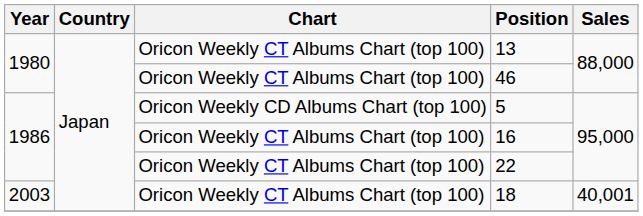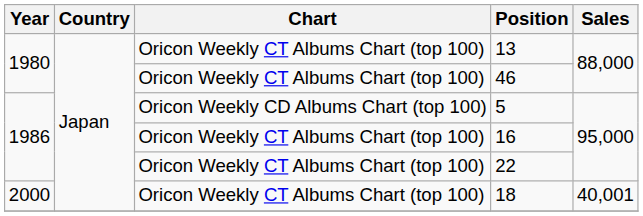(30, 195) 2003 -> (30, 195) 2000
